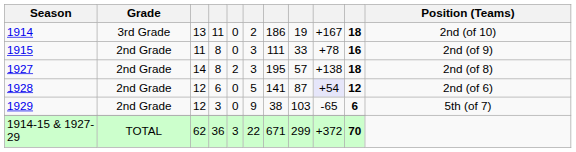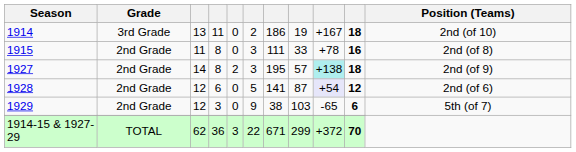(468, 50) 2nd (of 9) -> (468, 50) 2nd (of 8)
(329, 69) no background -> (329, 69) paleturquoise background
(468, 69) 2nd (of 8) -> (468, 69) 2nd (of 9)
